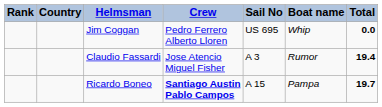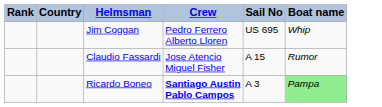- column: (362, 13)
(252, 56) A 3 -> (255, 56) A 15
(255, 83) A 15 -> (252, 83) A 3
(303, 83) no background -> (303, 83) lightgreen background
